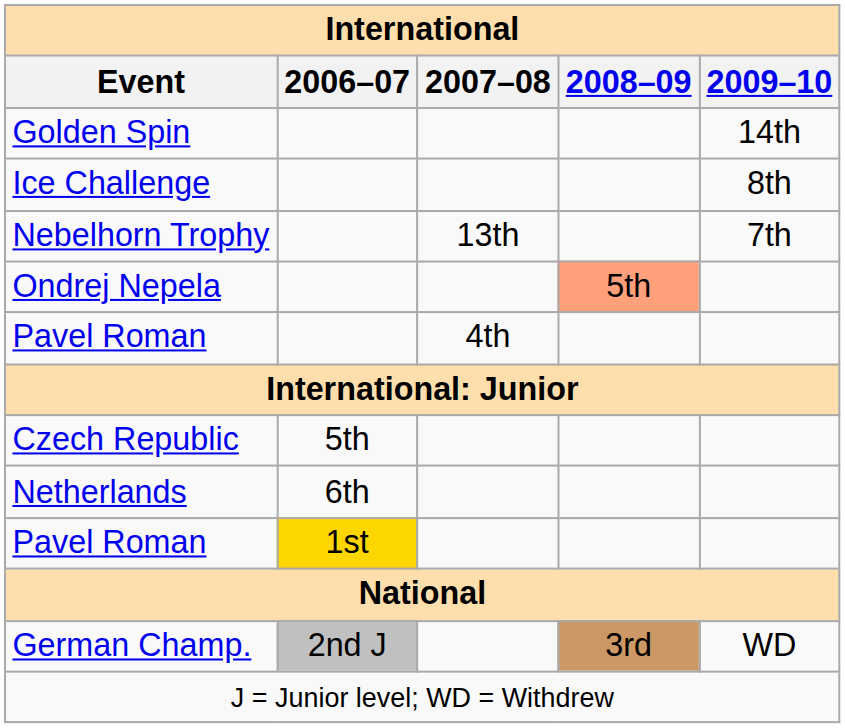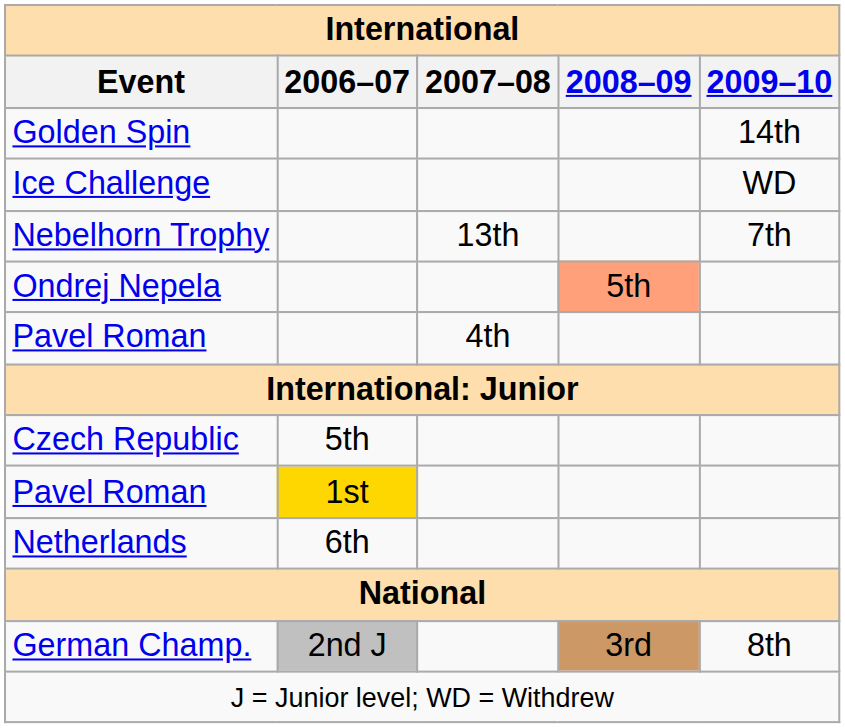(769, 183) 8th -> (769, 183) WD
rows swapped: (100, 491) <-> (109, 542)
(769, 645) WD -> (769, 645) 8th
